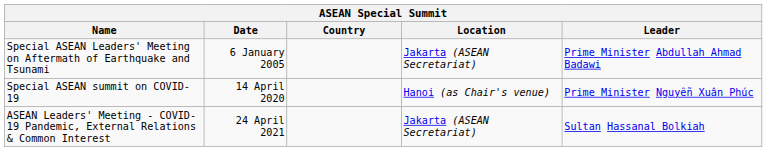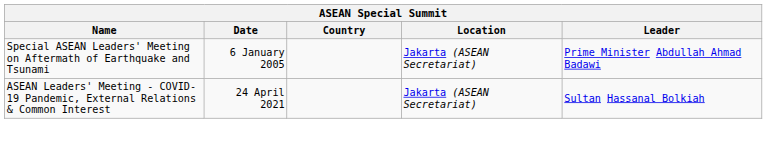- row: (98, 92)
